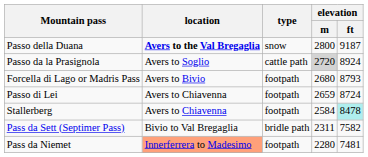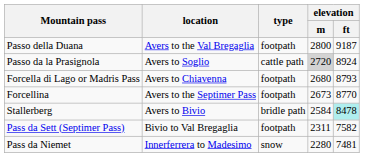(202, 45) bold -> (199, 45) normal
(276, 45) snow -> (278, 45) footpath
(175, 78) Avers to Bivio -> (186, 78) Avers to Chiavenna
+ row: (28, 95)
- row: (32, 95)
(186, 111) Avers to Chiavenna -> (175, 111) Avers to Bivio
(282, 111) footpath -> (283, 111) bridle path
(287, 128) bridle path -> (278, 128) footpath
(198, 144) lightsalmon background -> (198, 144) no background
(282, 144) footpath -> (272, 144) snow
